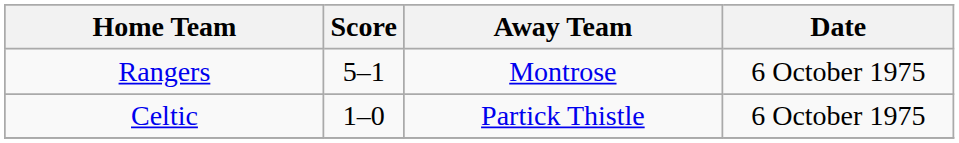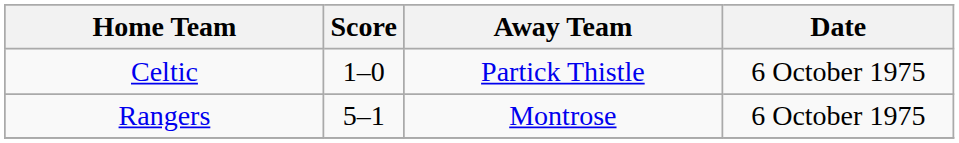rows swapped: (164, 115) <-> (164, 71)
